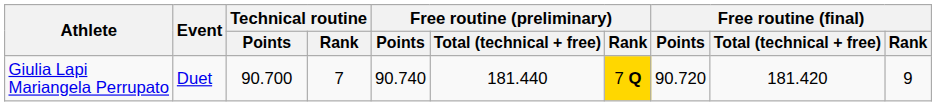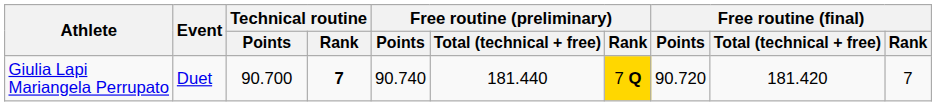(339, 79) normal -> (339, 79) bold
(908, 79) 9 -> (908, 79) 7
